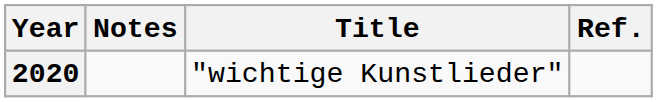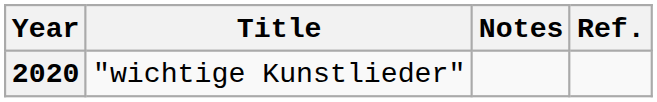columns swapped: (377, 28) <-> (135, 28)
